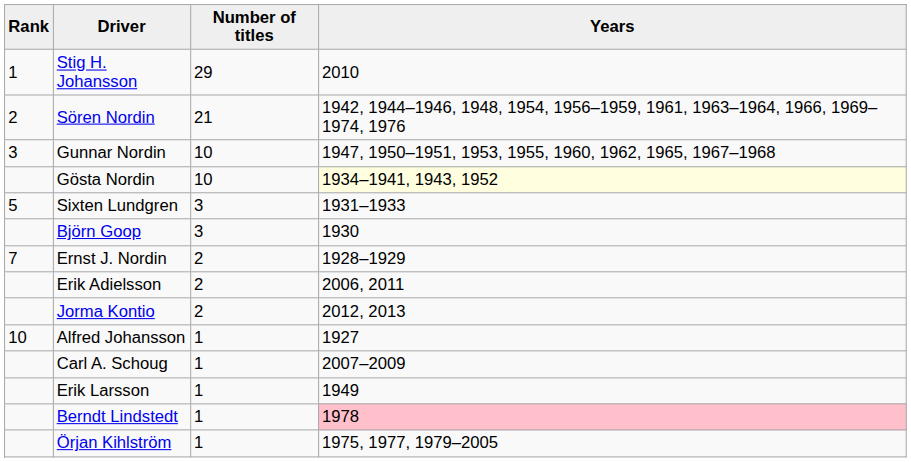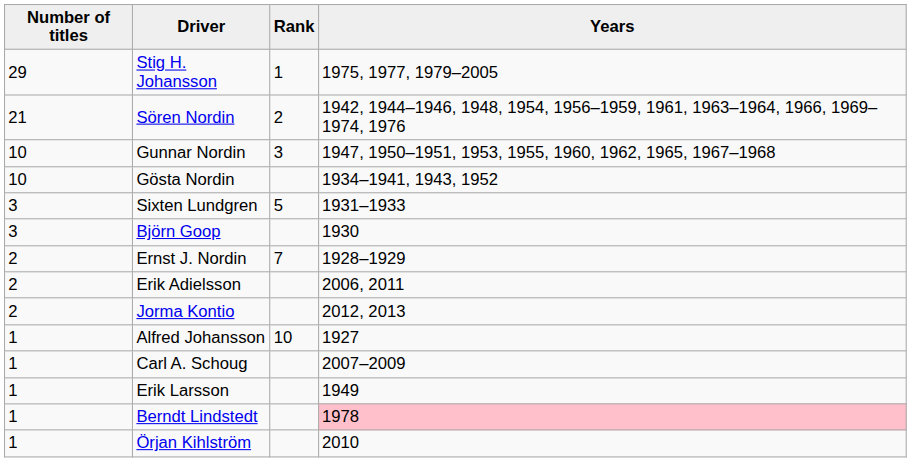columns swapped: (29, 27) <-> (254, 27)
(341, 72) 2010 -> (410, 72) 1975, 1977, 1979–2005
(410, 179) lightyellow background -> (410, 179) no background
(410, 443) 1975, 1977, 1979–2005 -> (341, 443) 2010
